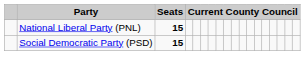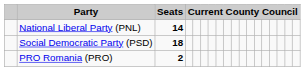(178, 27) 15 -> (178, 27) 14
(178, 43) 15 -> (178, 43) 18
+ row: (66, 58)
